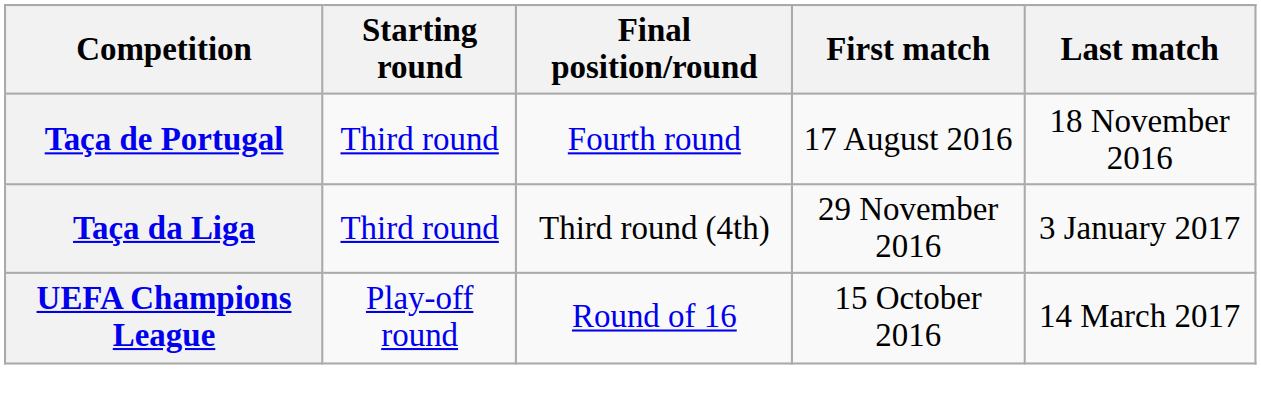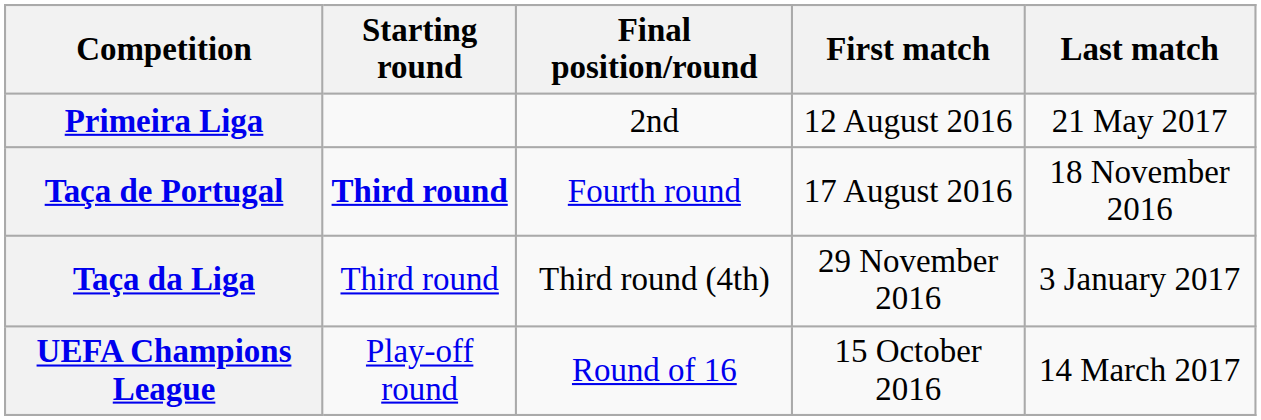+ row: (164, 119)
(420, 138) normal -> (420, 190) bold
